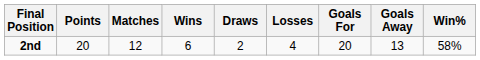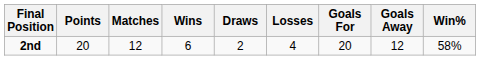(397, 46) 13 -> (397, 46) 12
